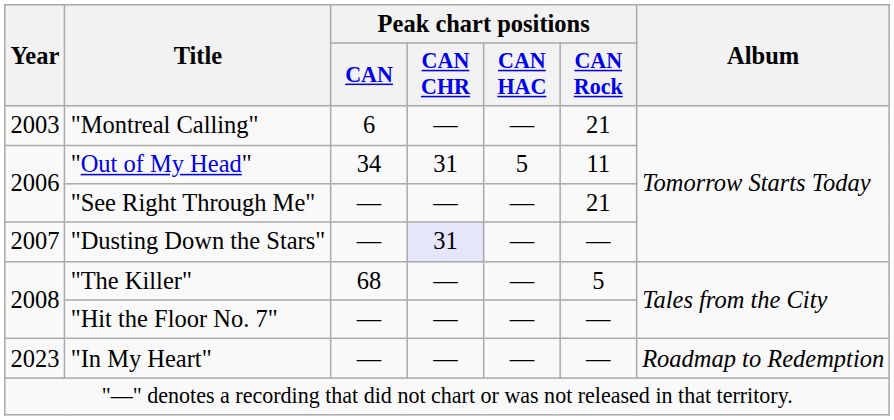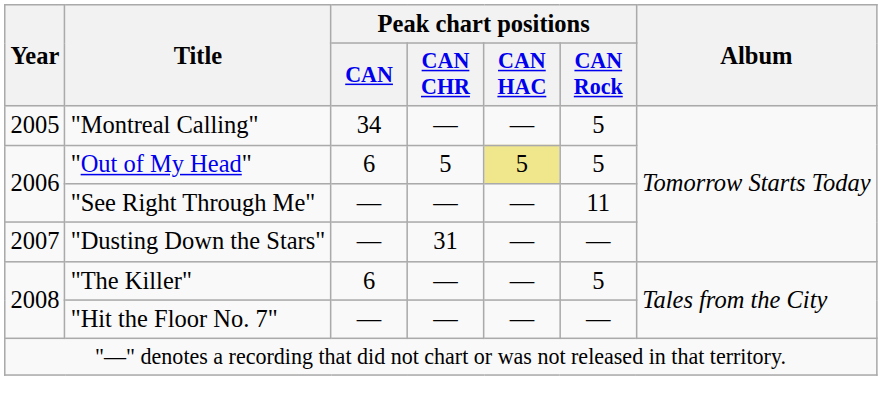(35, 125) 2003 -> (35, 125) 2005
(369, 125) 6 -> (369, 125) 34
(598, 125) 21 -> (598, 125) 5
(369, 163) 34 -> (369, 163) 6
(445, 163) 31 -> (445, 163) 5
(522, 163) no background -> (522, 163) khaki background
(598, 163) 11 -> (598, 163) 5
(598, 202) 21 -> (598, 202) 11
(445, 241) lavender background -> (445, 241) no background
(369, 280) 68 -> (369, 280) 6
- row: (141, 358)
